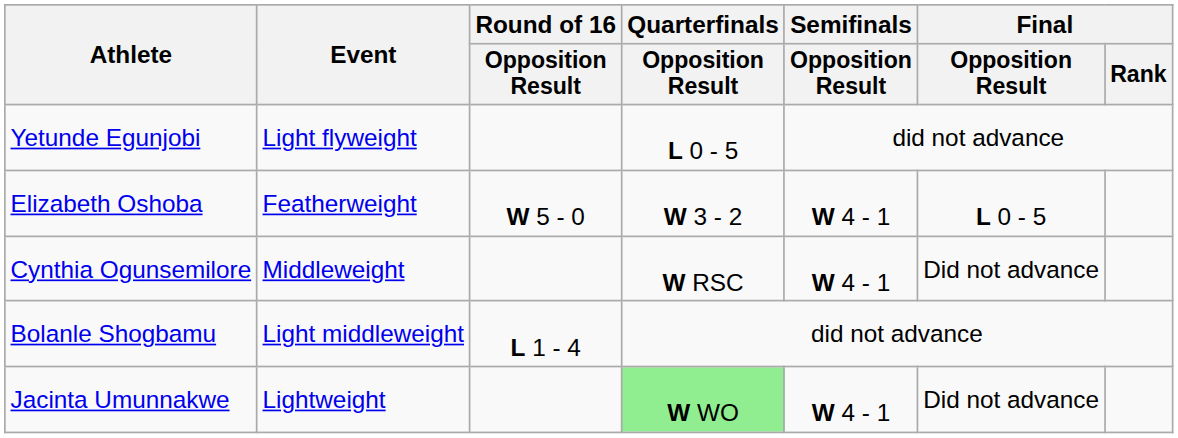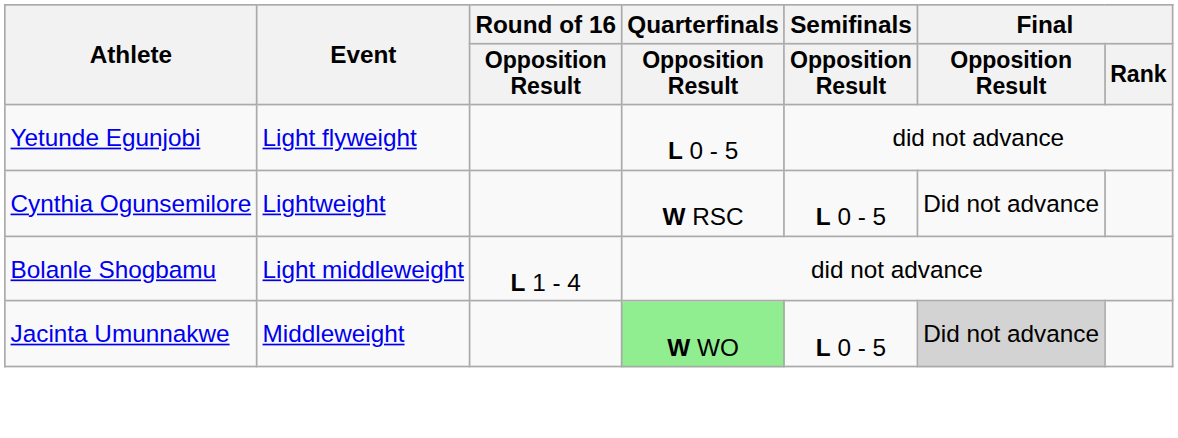- row: (107, 204)
(334, 269) Middleweight -> (324, 204) Lightweight
(851, 283) W 4 - 1 -> (851, 217) L 0 - 5
(324, 400) Lightweight -> (334, 335) Middleweight
(851, 414) W 4 - 1 -> (851, 348) L 0 - 5
(1011, 400) no background -> (1011, 335) lightgrey background
